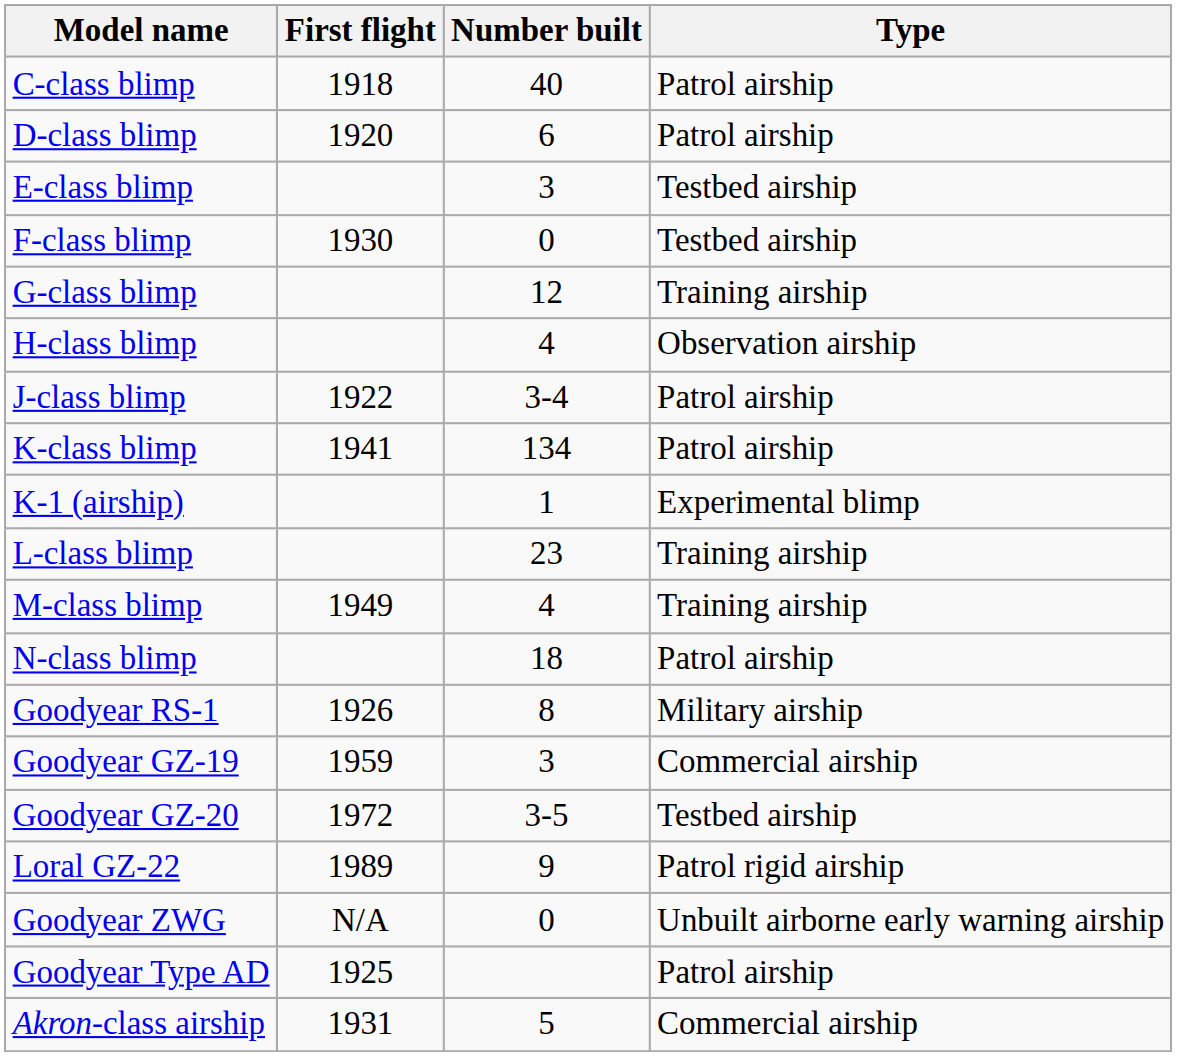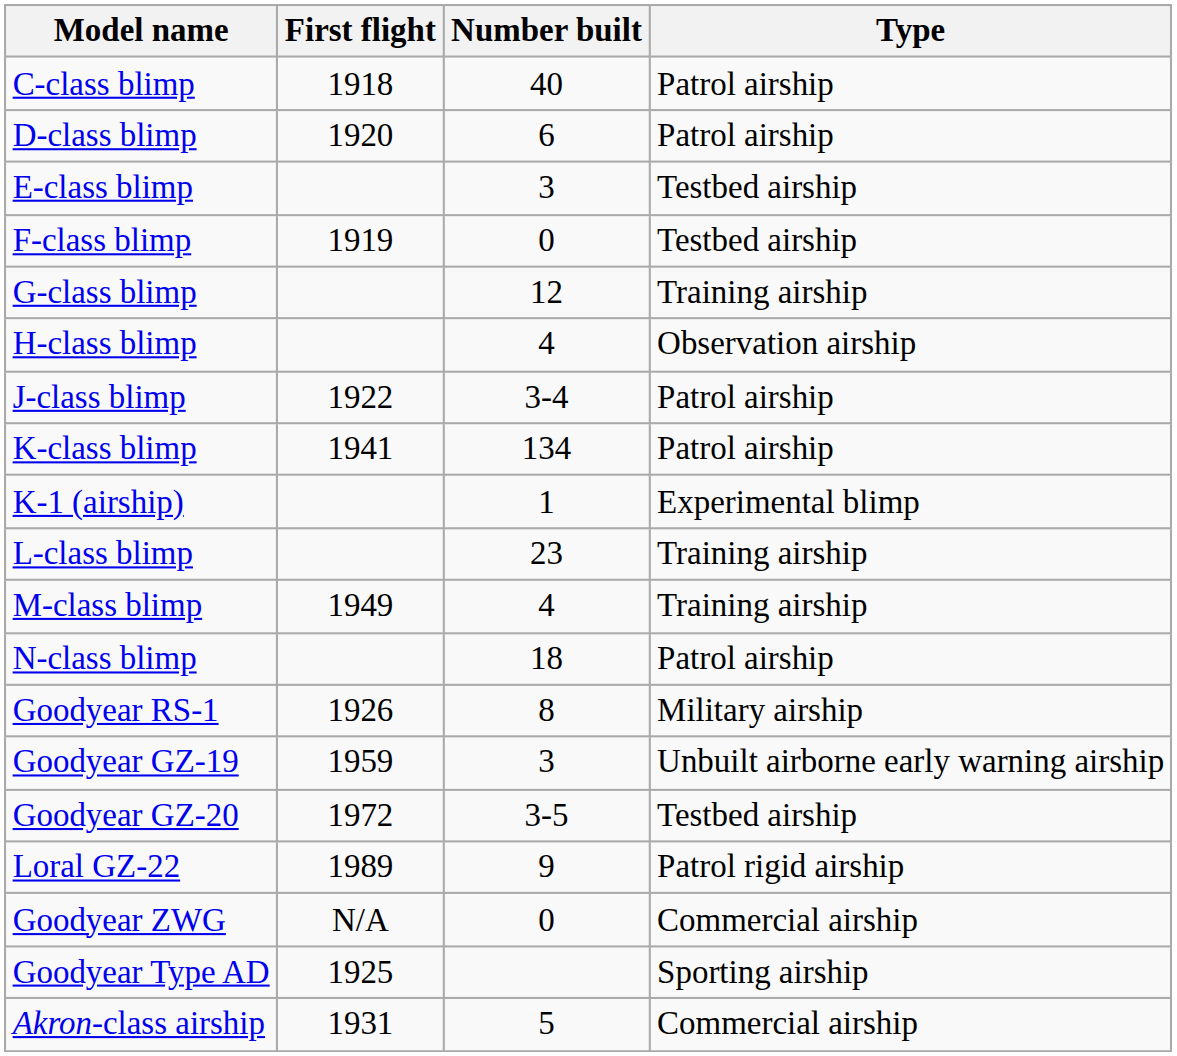(360, 239) 1930 -> (360, 239) 1919
(788, 762) Commercial airship -> (911, 762) Unbuilt airborne early warning airship
(911, 919) Unbuilt airborne early warning airship -> (788, 919) Commercial airship
(745, 971) Patrol airship -> (763, 971) Sporting airship
